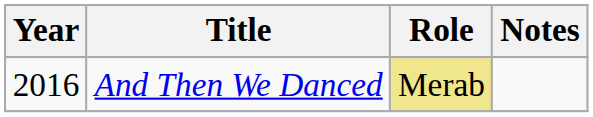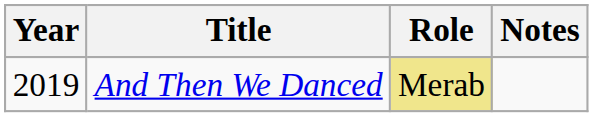(46, 83) 2016 -> (46, 83) 2019
